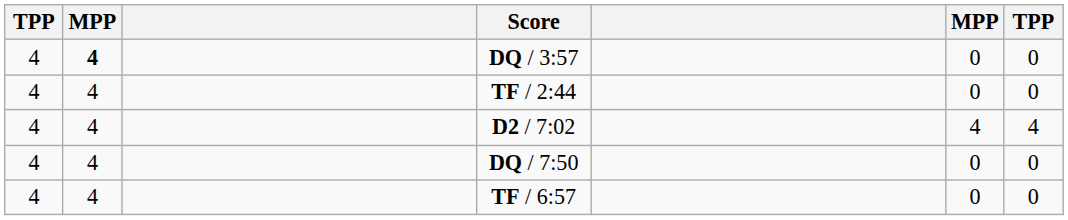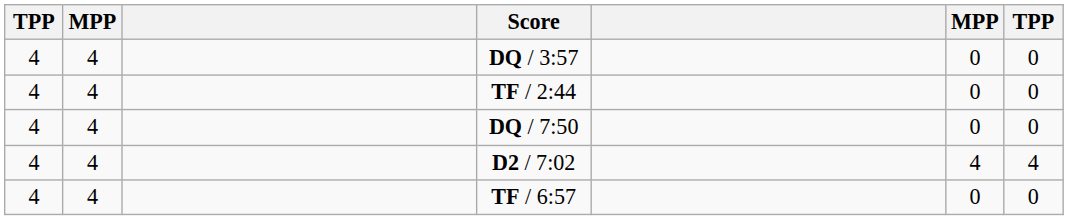(92, 57) bold -> (92, 57) normal
rows swapped: (534, 162) <-> (534, 127)
